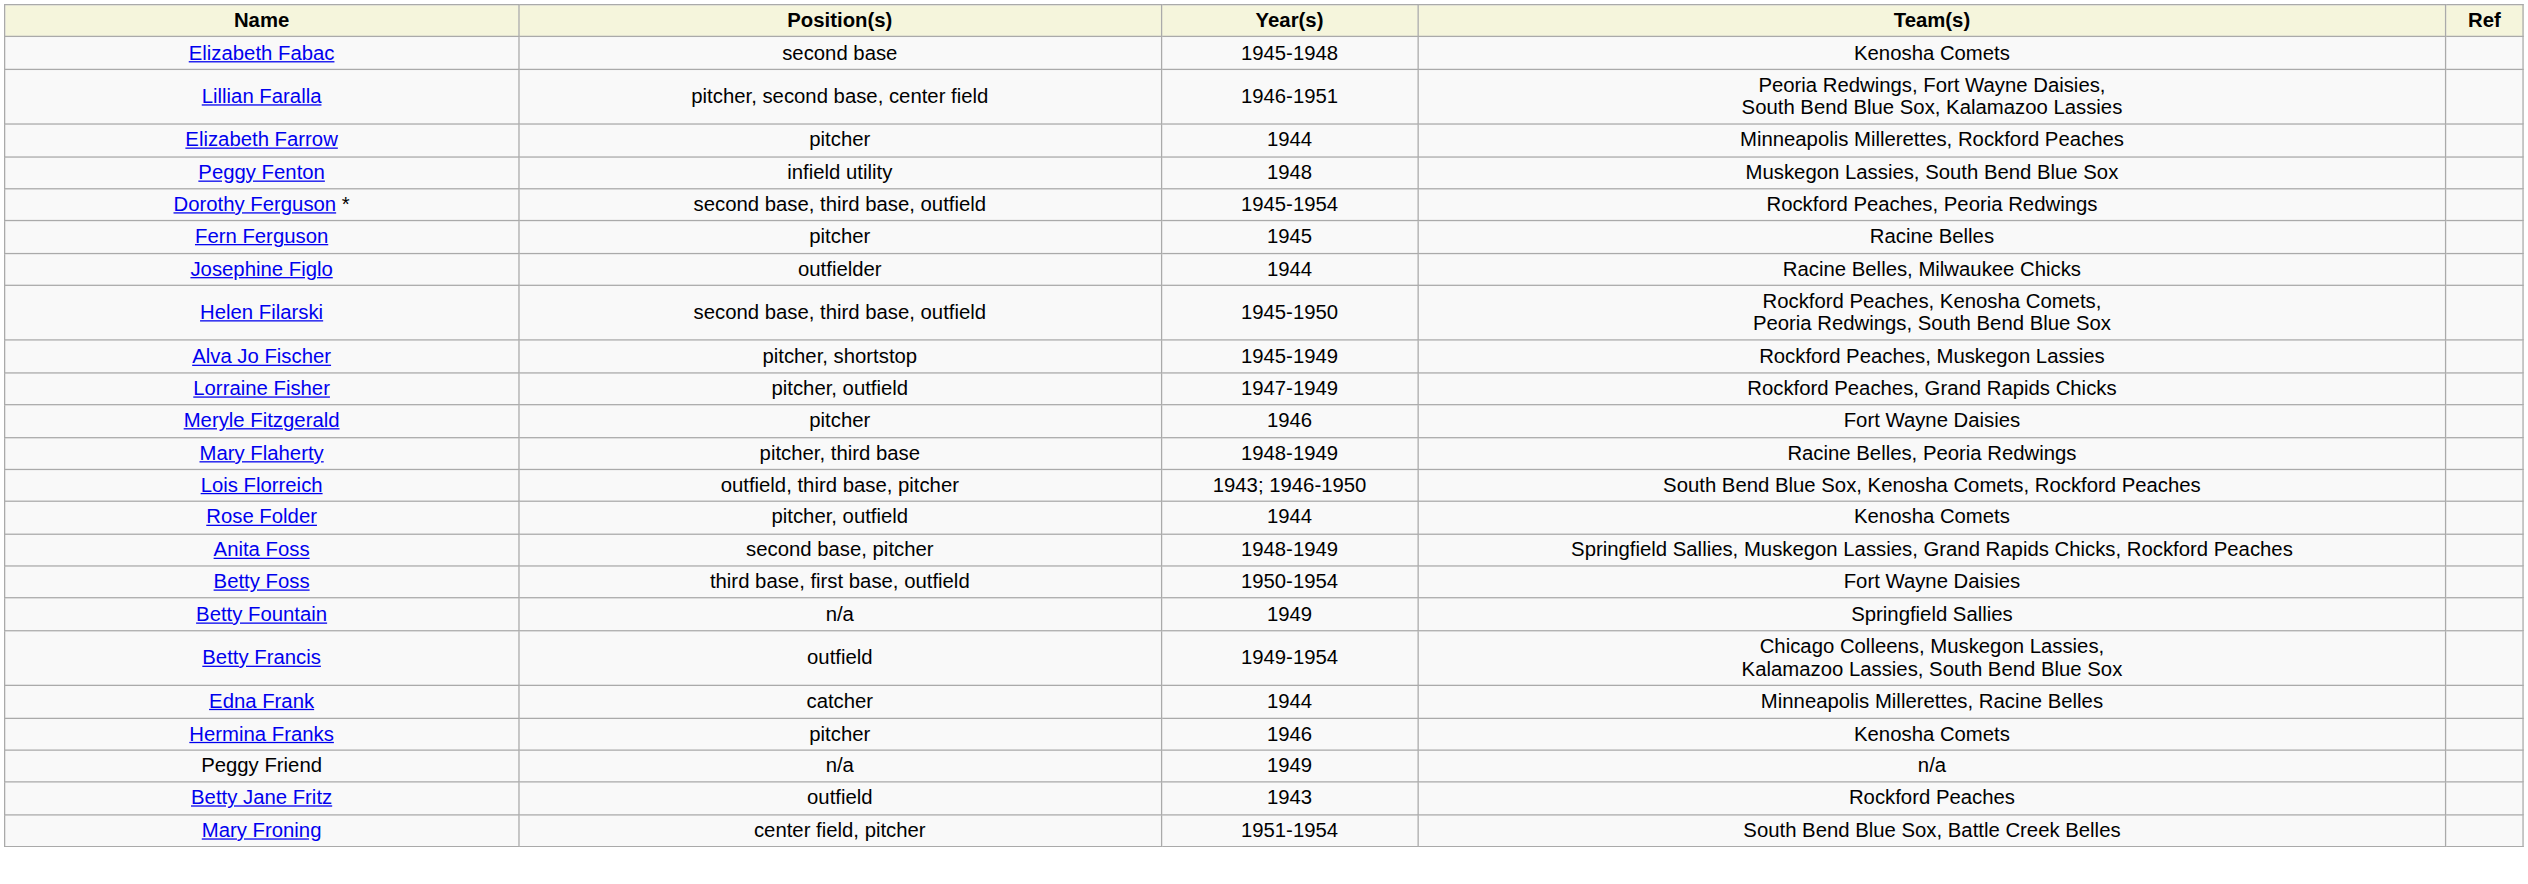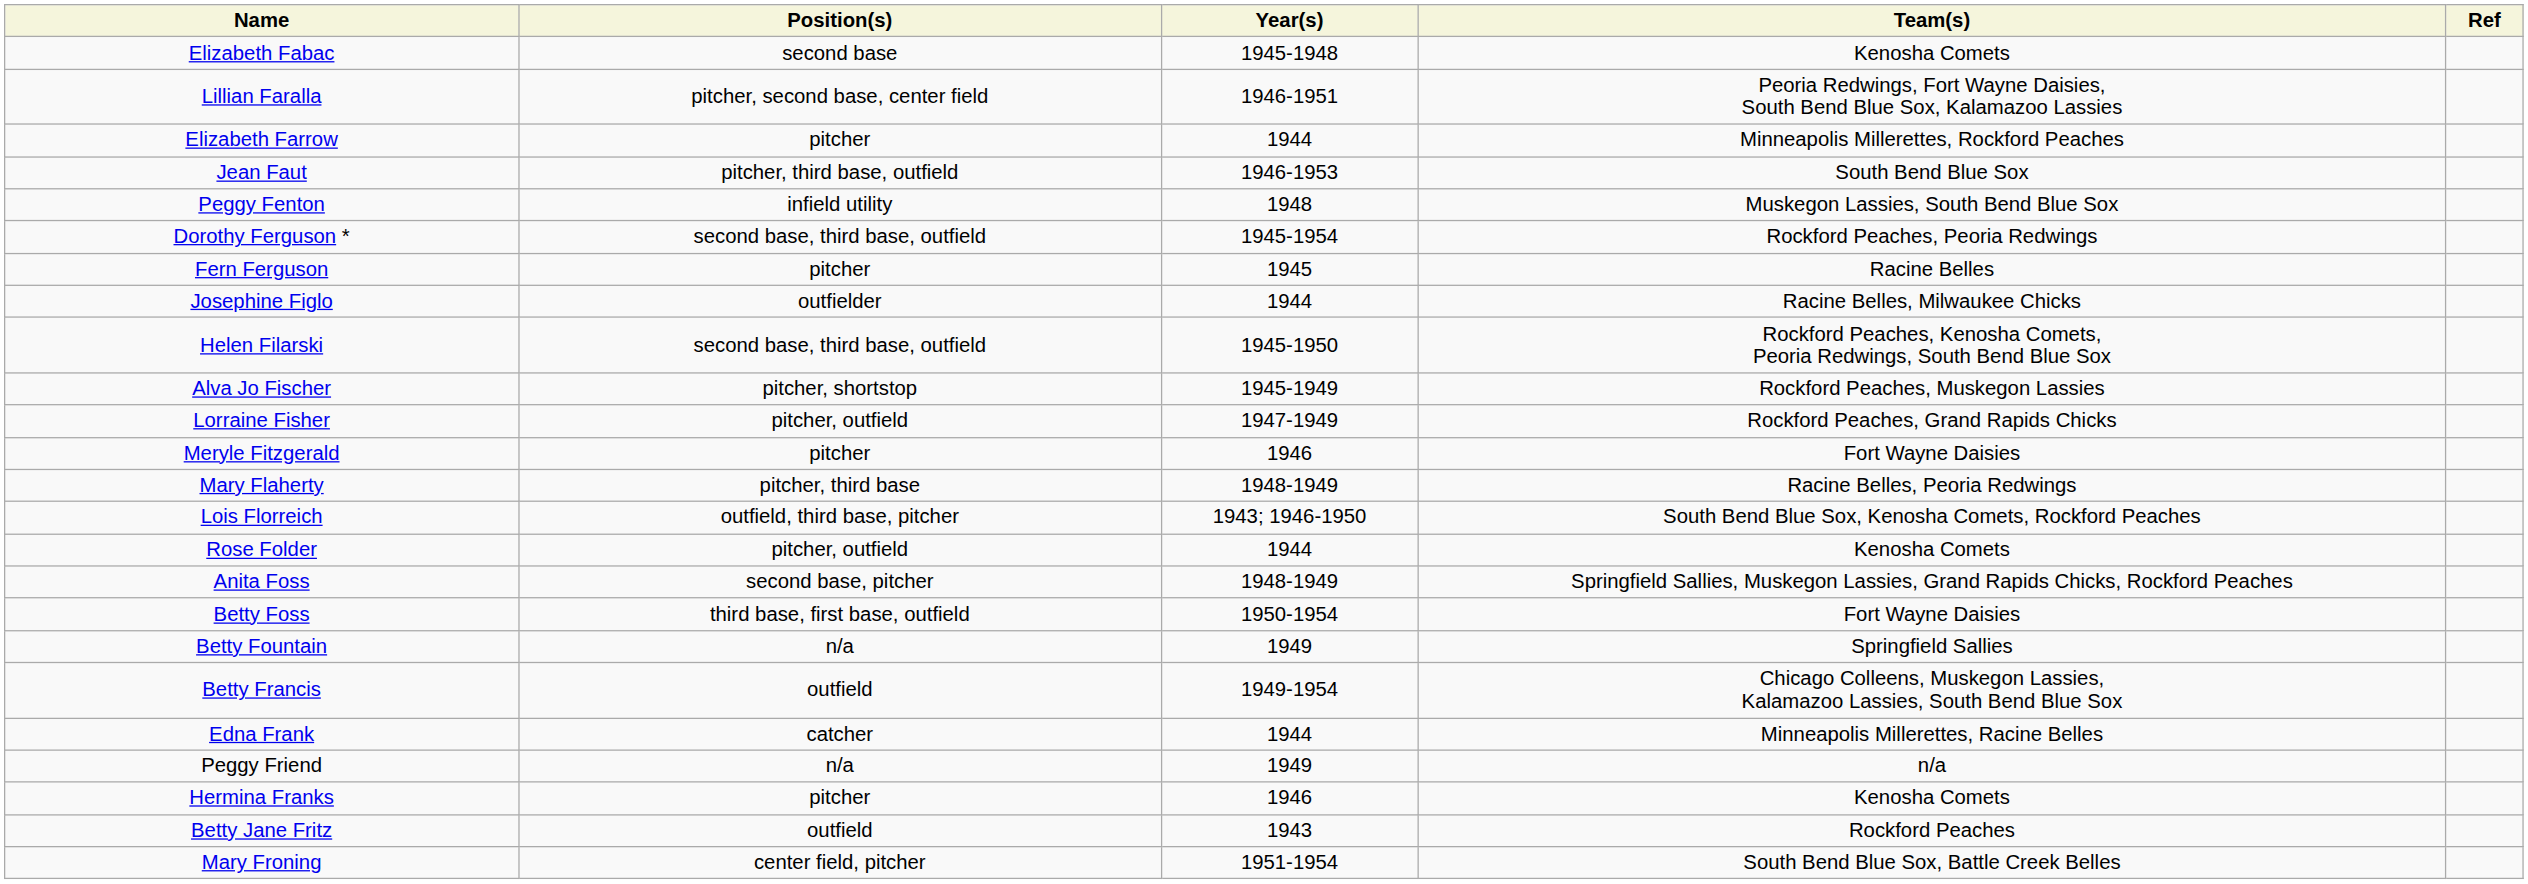+ row: (262, 172)
rows swapped: (262, 733) <-> (262, 765)
